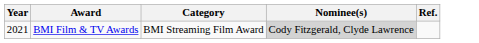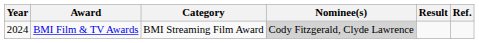+ column: (433, 13)
(18, 30) 2021 -> (18, 30) 2024
